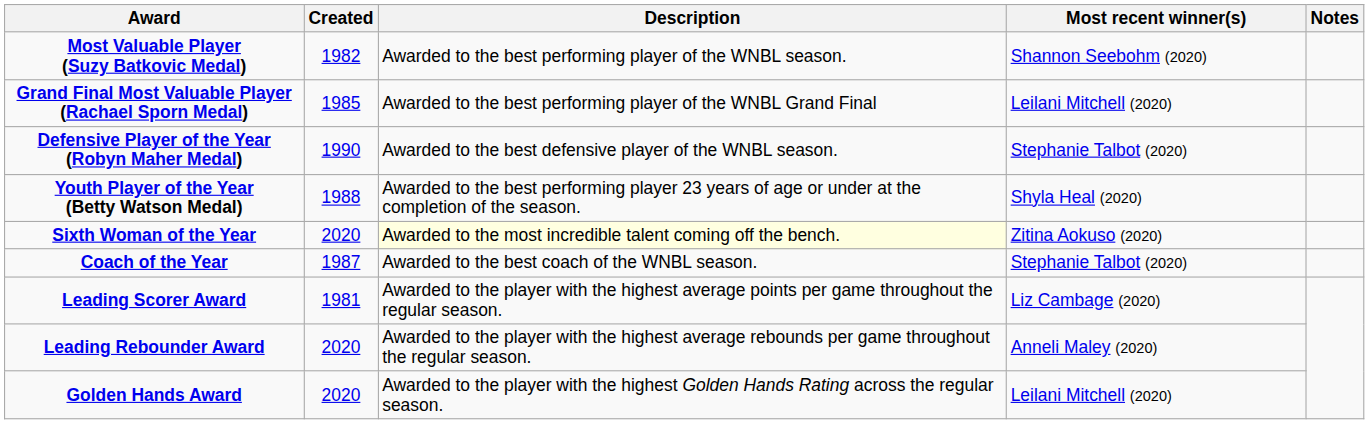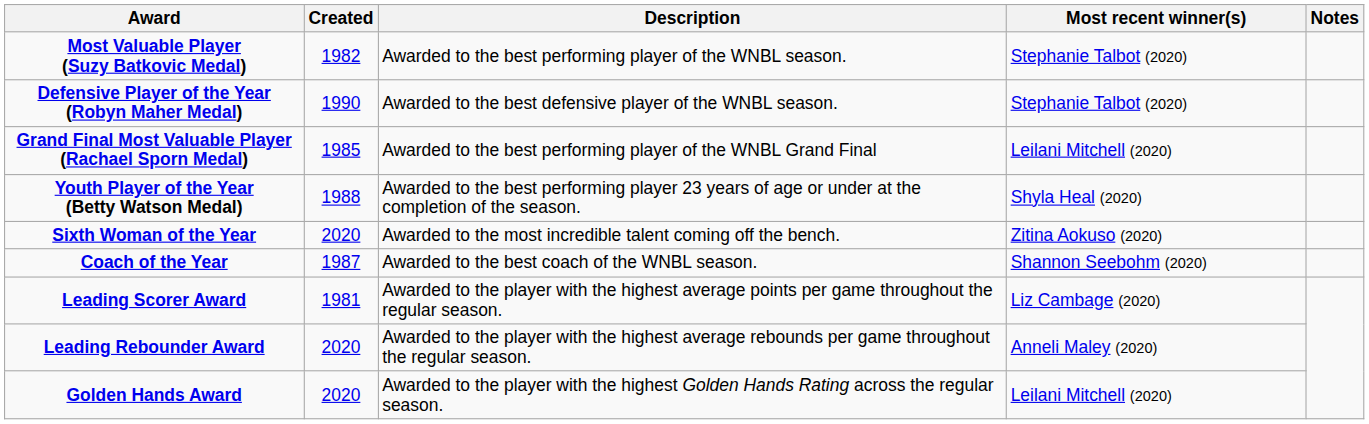(1109, 55) Shannon Seebohm (2020) -> (1099, 55) Stephanie Talbot (2020)
rows swapped: (154, 103) <-> (154, 150)
(611, 235) lightyellow background -> (611, 235) no background
(1099, 262) Stephanie Talbot (2020) -> (1109, 262) Shannon Seebohm (2020)
